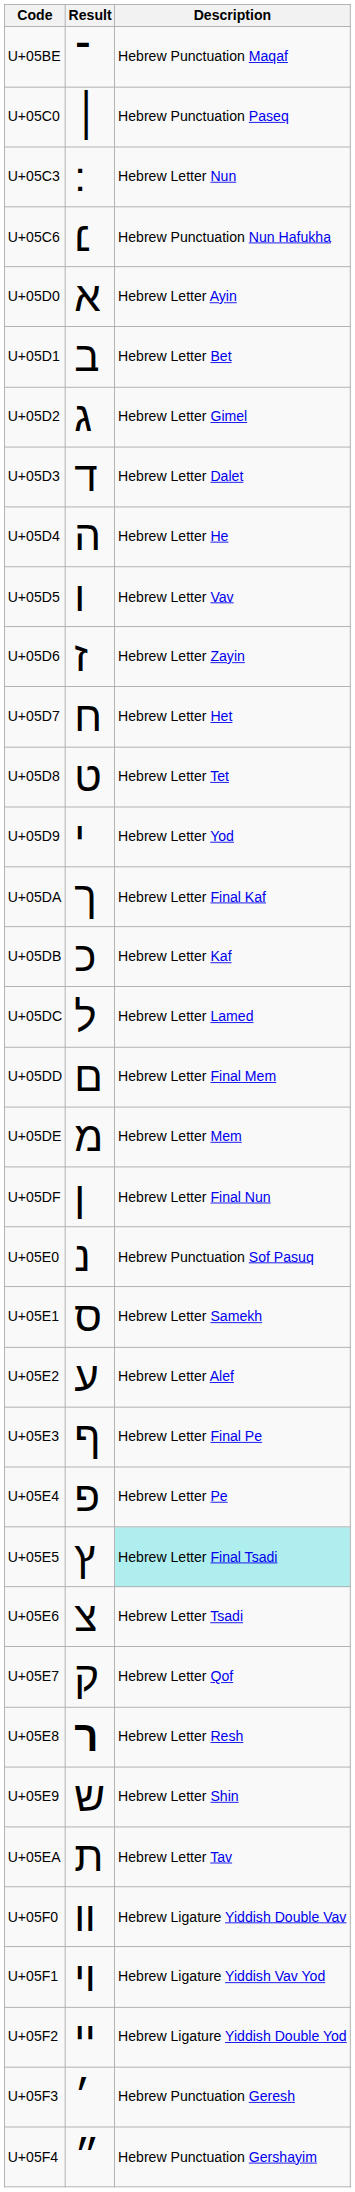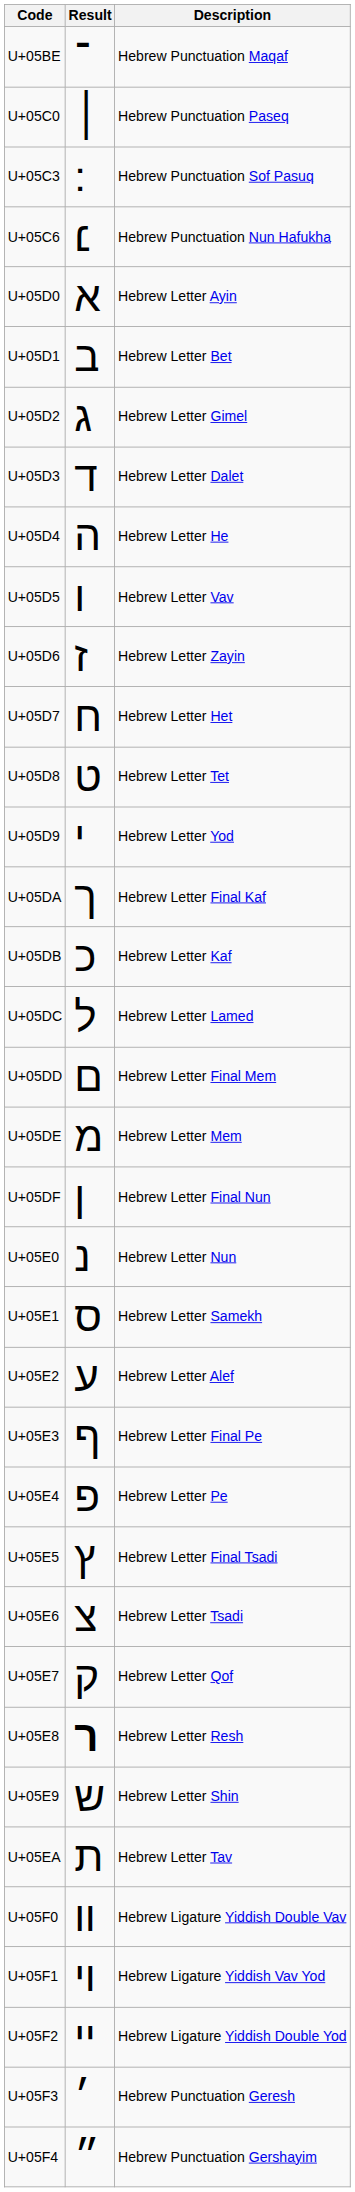(177, 176) Hebrew Letter Nun -> (216, 176) Hebrew Punctuation Sof Pasuq
(216, 1256) Hebrew Punctuation Sof Pasuq -> (177, 1256) Hebrew Letter Nun
(198, 1556) paleturquoise background -> (198, 1556) no background
